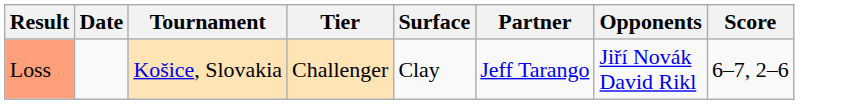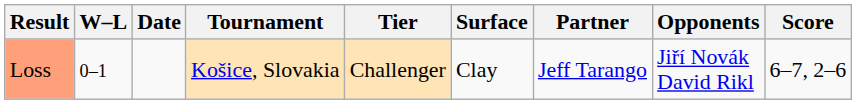+ column: (103, 21)
